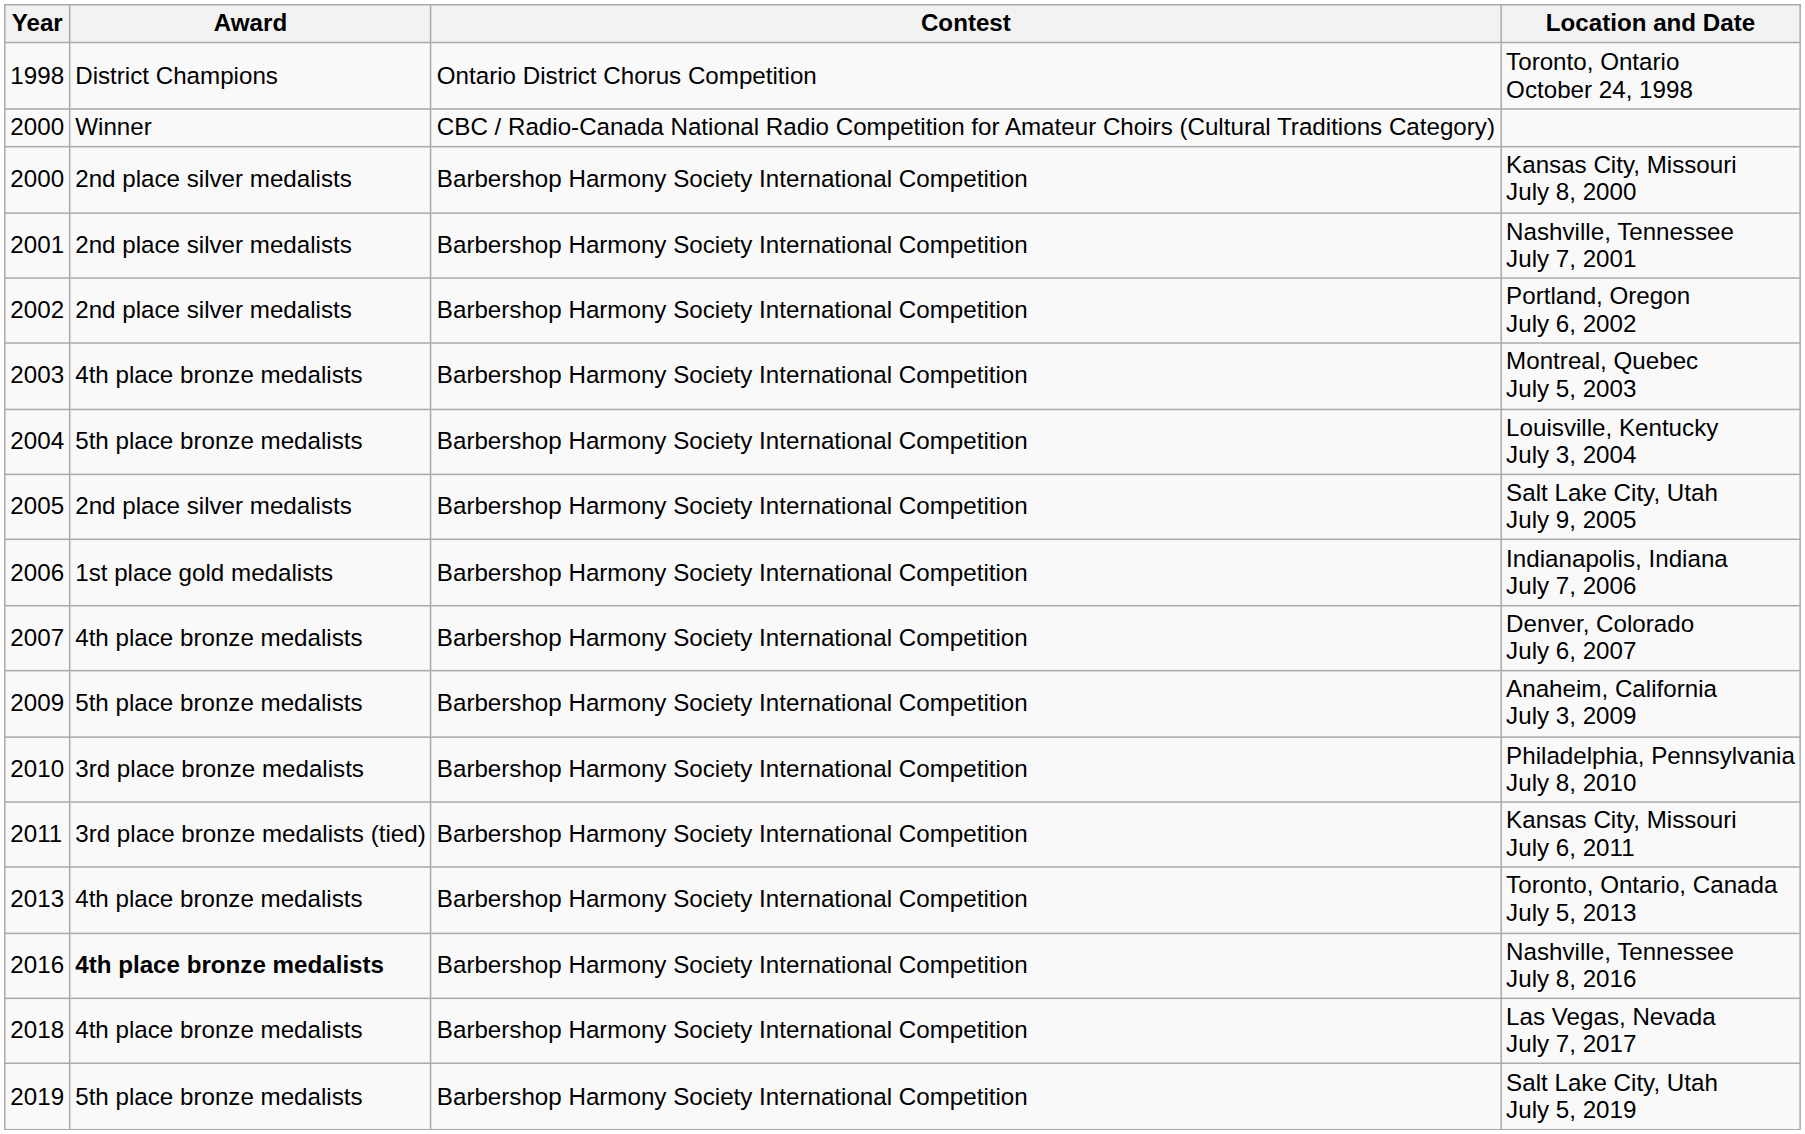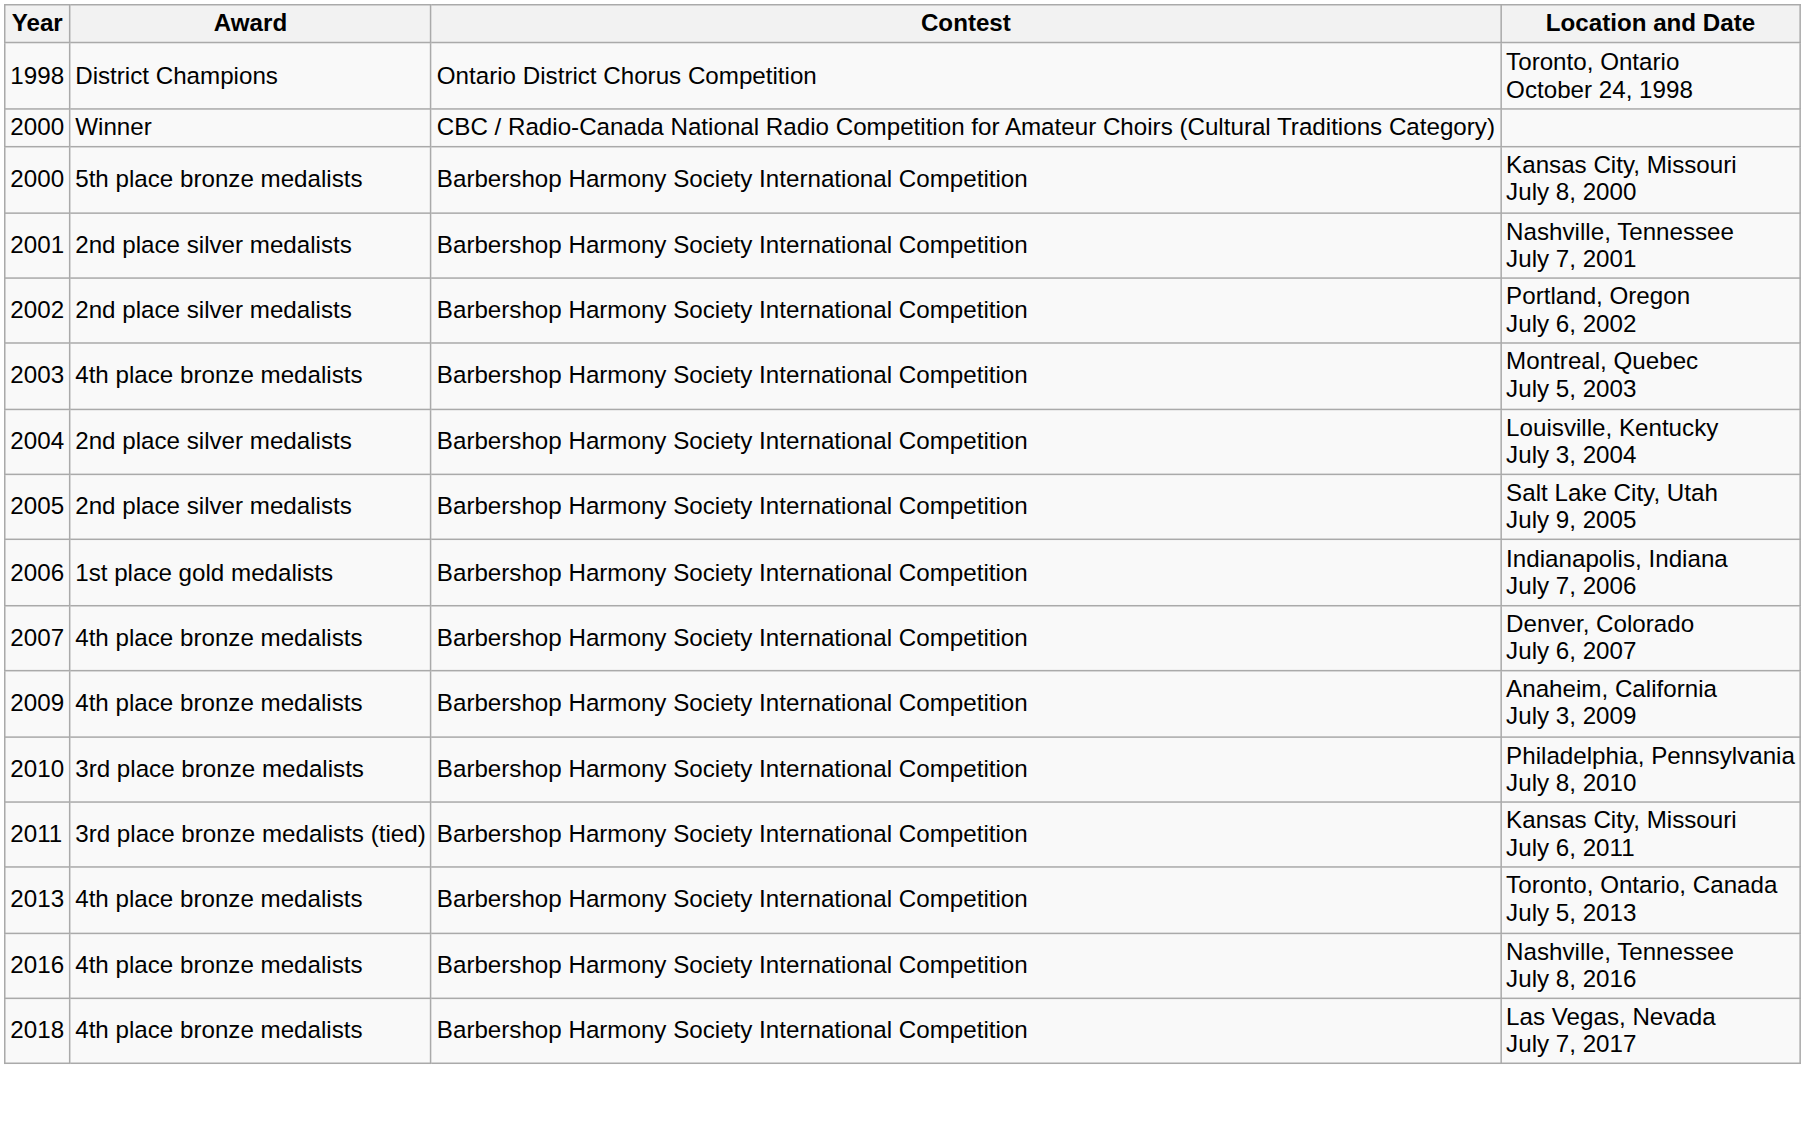(214, 179) 2nd place silver medalists -> (219, 179) 5th place bronze medalists
(219, 441) 5th place bronze medalists -> (214, 441) 2nd place silver medalists
(219, 703) 5th place bronze medalists -> (219, 703) 4th place bronze medalists
(230, 965) bold -> (219, 965) normal
- row: (1612, 1096)
